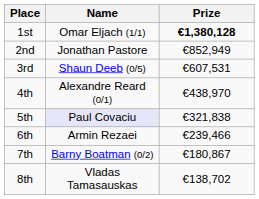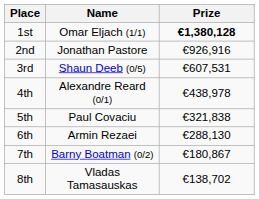(207, 50) €852,949 -> (207, 50) €926,916
(207, 93) €438,970 -> (207, 93) €438,978
(102, 117) lavender background -> (102, 117) no background
(207, 136) €239,466 -> (207, 136) €288,130
